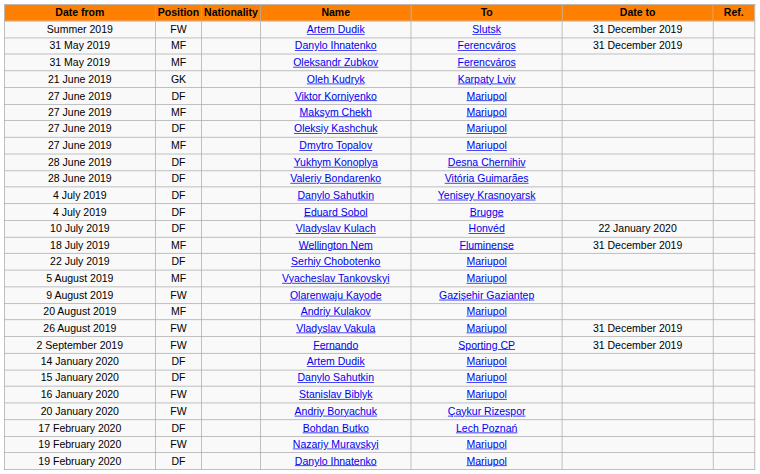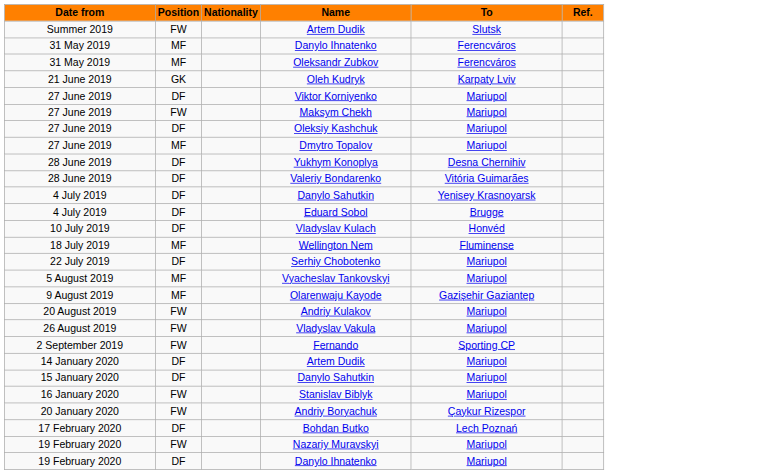- column: (638, 13)
(178, 113) MF -> (178, 113) FW
(178, 295) FW -> (178, 295) MF
(178, 312) MF -> (178, 312) FW
